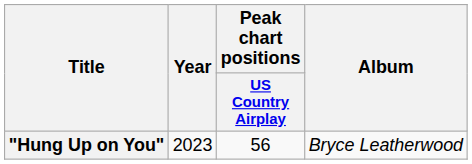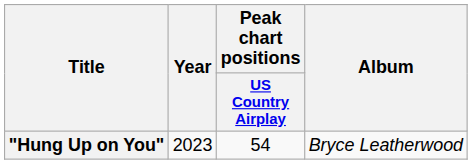(261, 144) 56 -> (261, 144) 54
